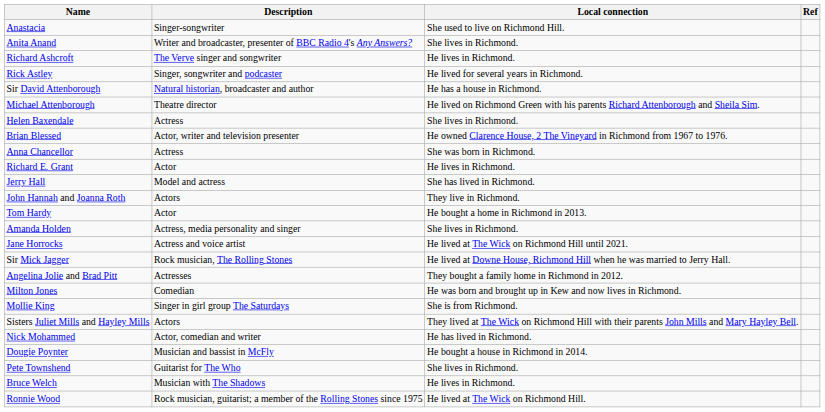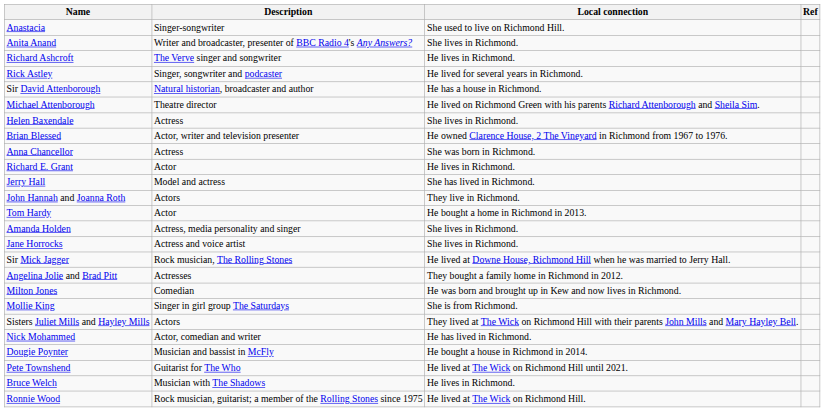(528, 244) He lived at The Wick on Richmond Hill until 2021. -> (473, 244) She lives in Richmond.
(473, 368) She lives in Richmond. -> (528, 368) He lived at The Wick on Richmond Hill until 2021.
